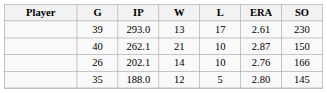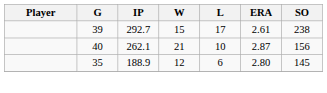(138, 29) 293.0 -> (138, 29) 292.7
(179, 29) 13 -> (179, 29) 15
(302, 29) 230 -> (302, 29) 238
(302, 46) 150 -> (302, 46) 156
- row: (97, 63)
(138, 79) 188.0 -> (138, 63) 188.9
(220, 79) 5 -> (220, 63) 6
